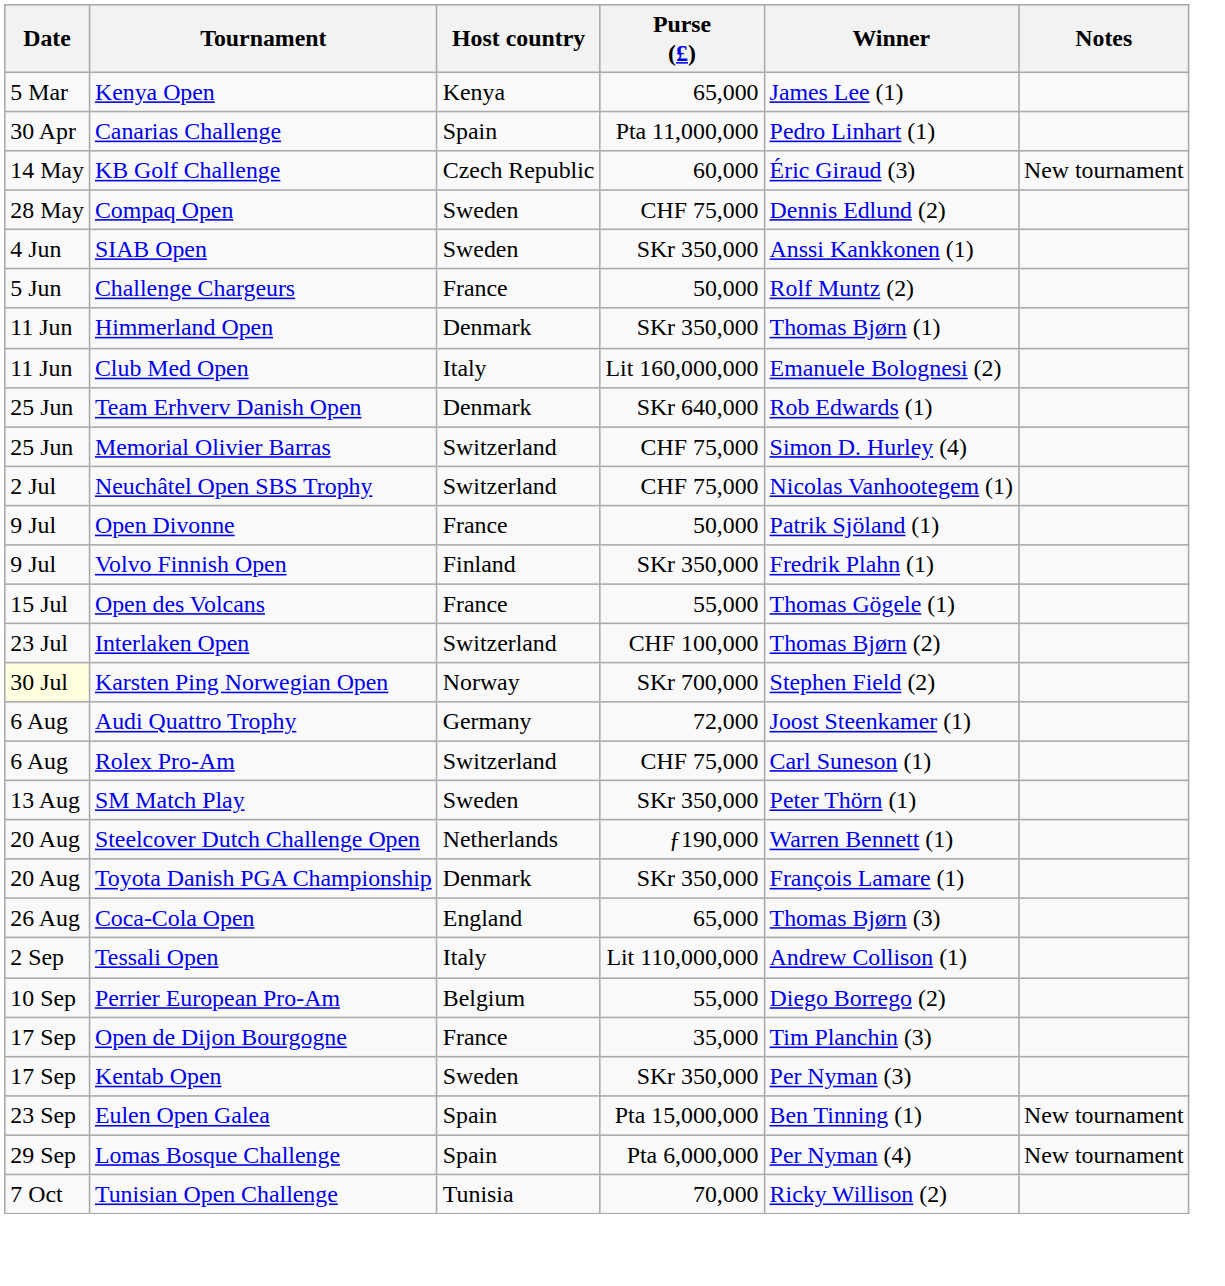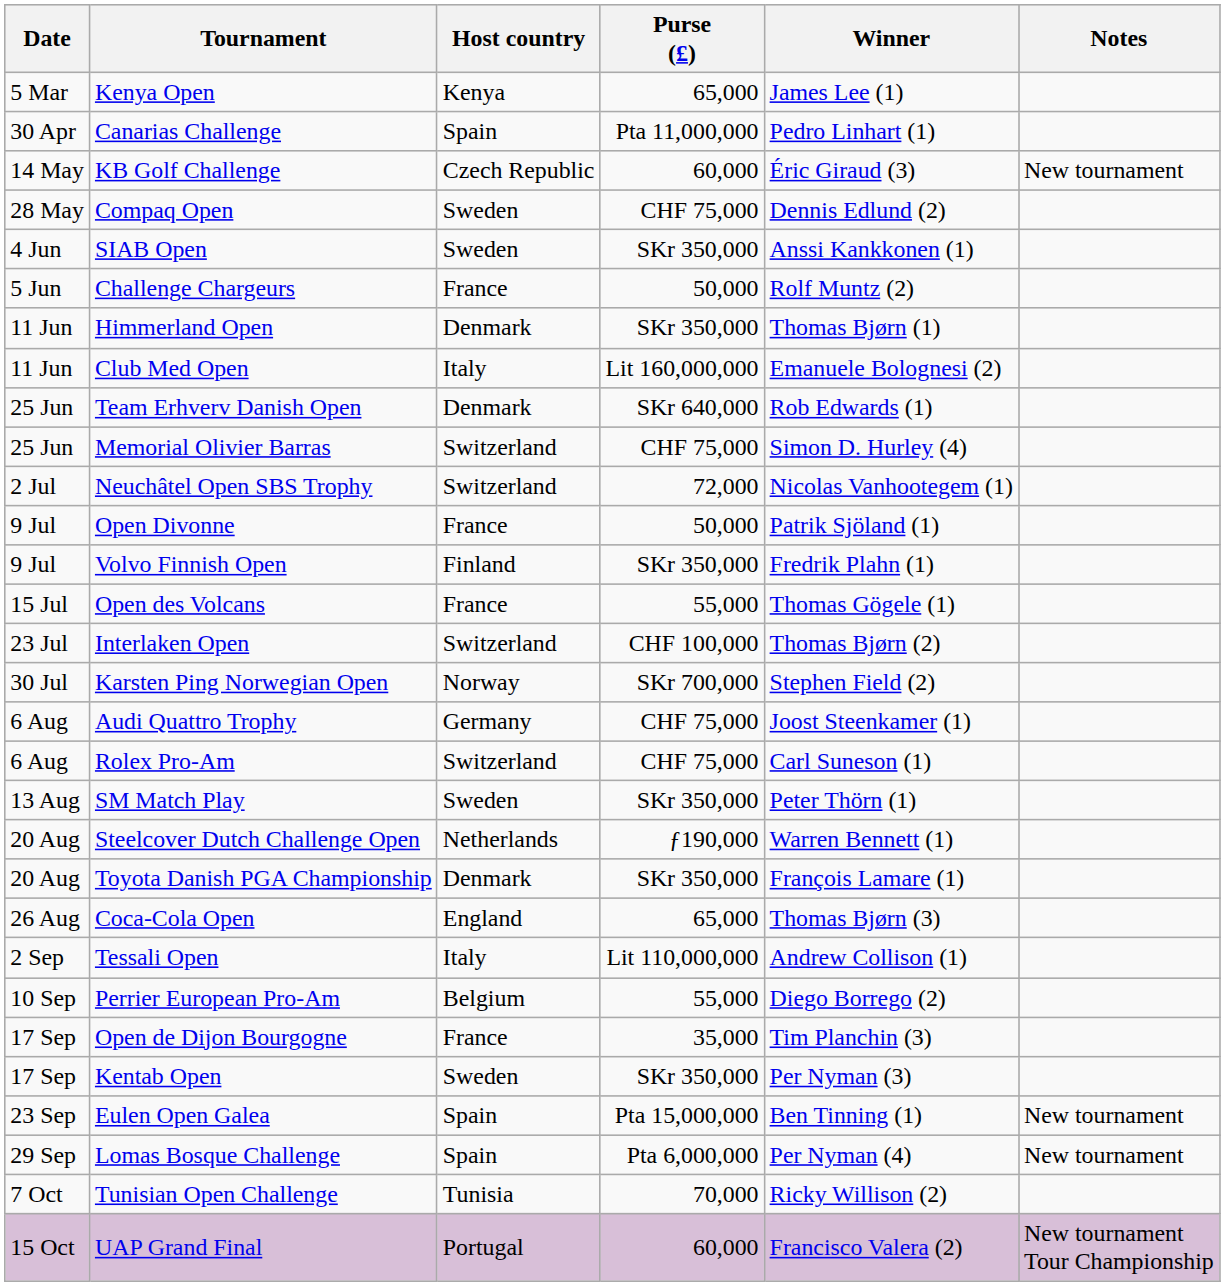(700, 485) CHF 75,000 -> (726, 485) 72,000
(39, 682) lightyellow background -> (39, 682) no background
(726, 721) 72,000 -> (700, 721) CHF 75,000
+ row: (179, 1247)
